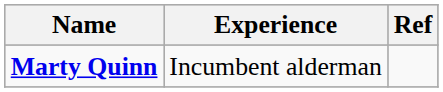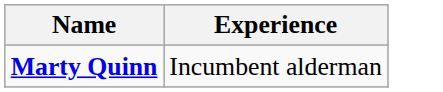- column: (413, 24)
